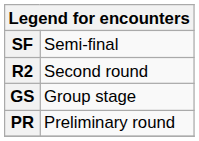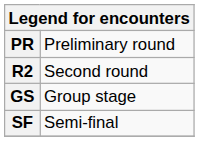rows swapped: (22, 123) <-> (22, 44)
